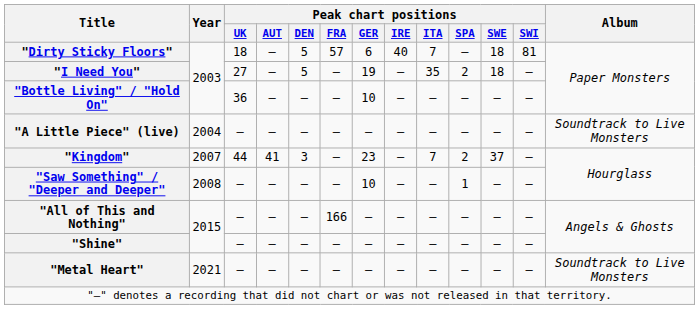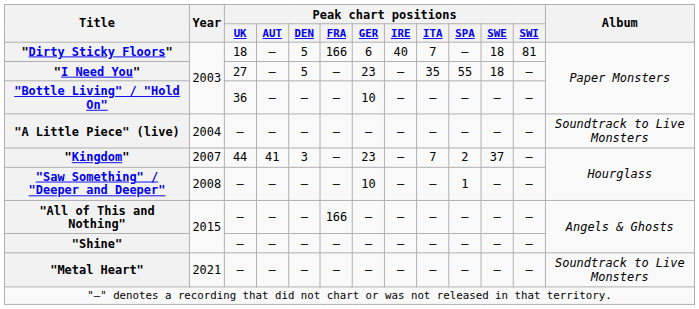(336, 52) 57 -> (336, 52) 166
(369, 71) 19 -> (369, 71) 23
(465, 71) 2 -> (465, 71) 55
